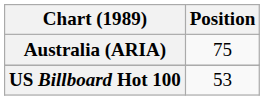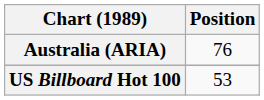(222, 49) 75 -> (222, 49) 76
